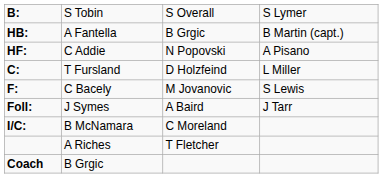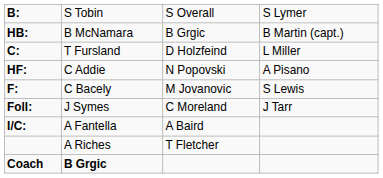(90, 32) A Fantella -> (98, 32) B McNamara
rows swapped: (13, 70) <-> (17, 51)
(185, 107) A Baird -> (196, 107) C Moreland
(98, 126) B McNamara -> (90, 126) A Fantella
(196, 126) C Moreland -> (185, 126) A Baird
(84, 164) normal -> (85, 164) bold
